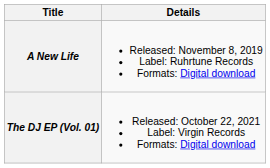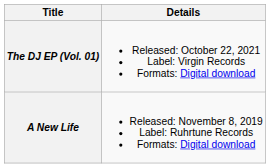rows swapped: (53, 56) <-> (53, 127)
